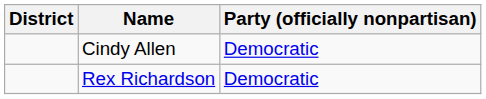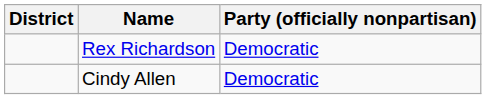rows swapped: (149, 78) <-> (129, 49)
